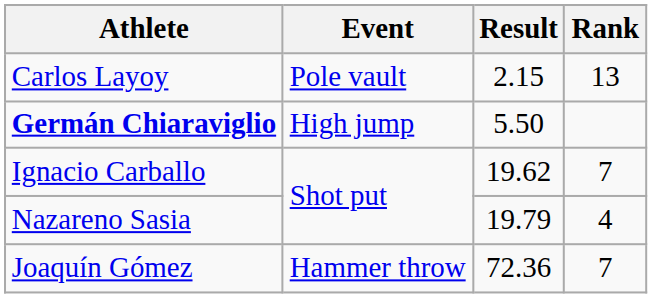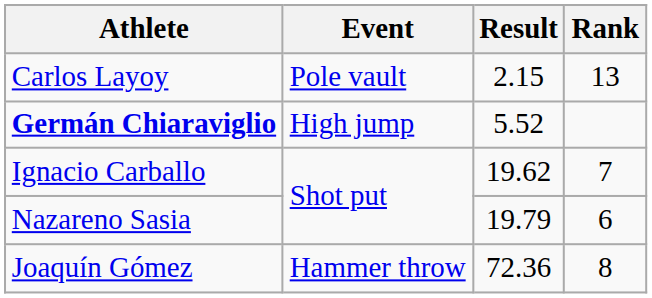(519, 124) 5.50 -> (519, 124) 5.52
(605, 219) 4 -> (605, 219) 6
(605, 267) 7 -> (605, 267) 8
